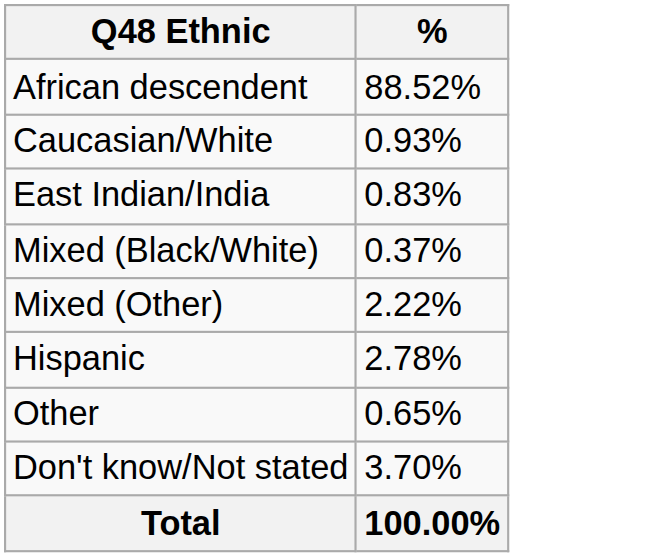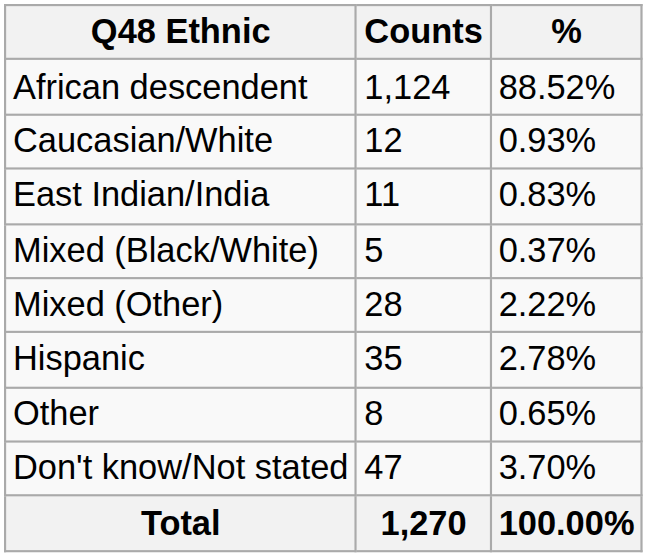+ column: (424, 31)
